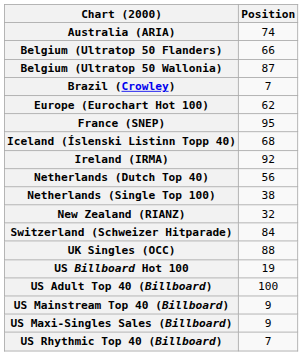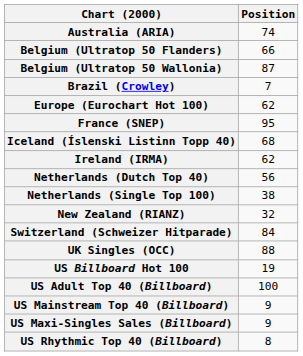(268, 159) 92 -> (268, 159) 62
(268, 342) 7 -> (268, 342) 8
